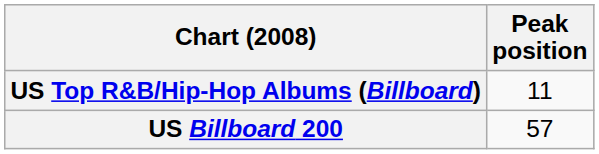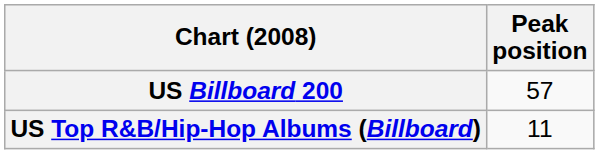rows swapped: (246, 129) <-> (246, 90)
